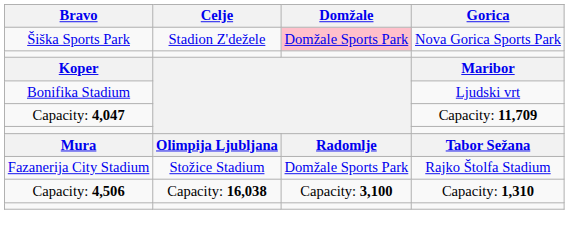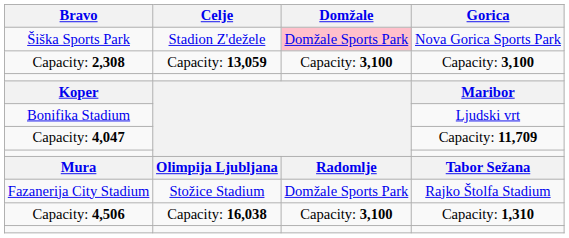+ row: (79, 62)
